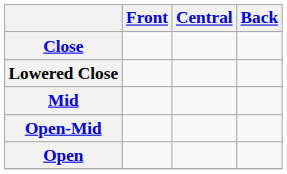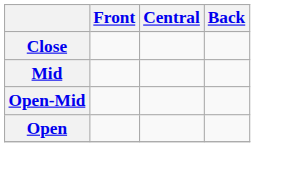- row: (63, 73)
